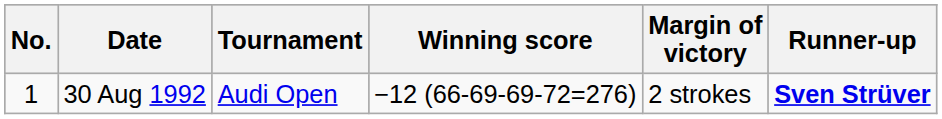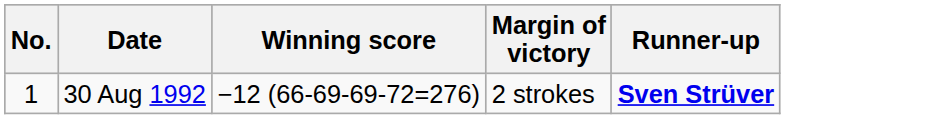- column: (290, 39)
